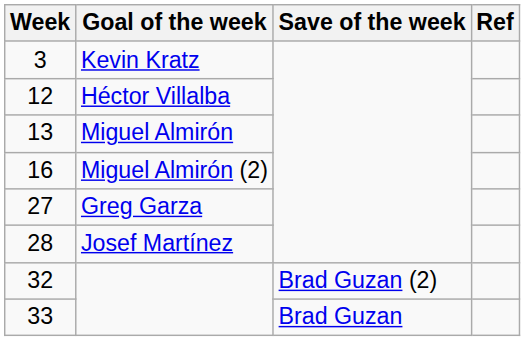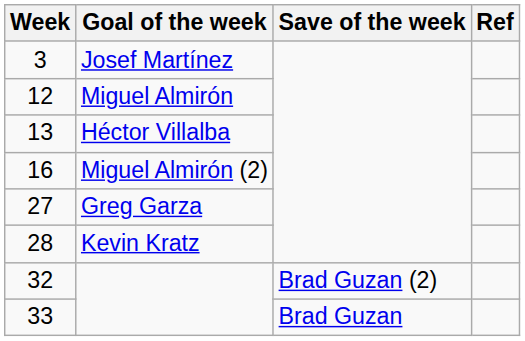(140, 59) Kevin Kratz -> (157, 59) Josef Martínez
(156, 96) Héctor Villalba -> (157, 96) Miguel Almirón
(157, 133) Miguel Almirón -> (156, 133) Héctor Villalba
(157, 243) Josef Martínez -> (140, 243) Kevin Kratz
